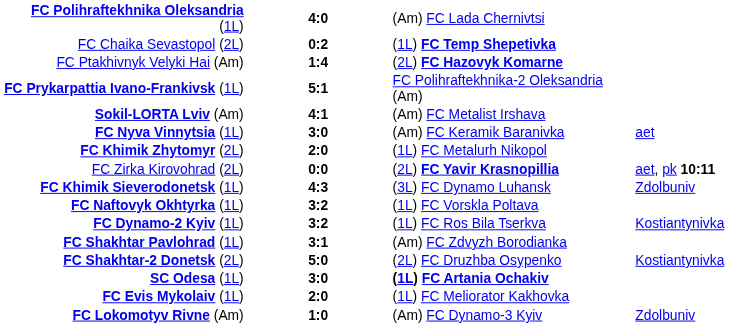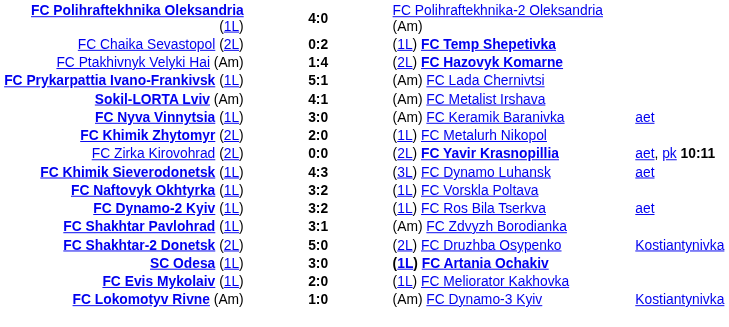(469, 18) (Am) FC Lada Chernivtsi -> (498, 18) FC Polihraftekhnika-2 Oleksandria (Am)
(498, 88) FC Polihraftekhnika-2 Oleksandria (Am) -> (469, 81) (Am) FC Lada Chernivtsi
(665, 187) Zdolbuniv -> (645, 172) aet
(680, 224) Kostiantynivka -> (645, 208) aet
(665, 315) Zdolbuniv -> (680, 299) Kostiantynivka
